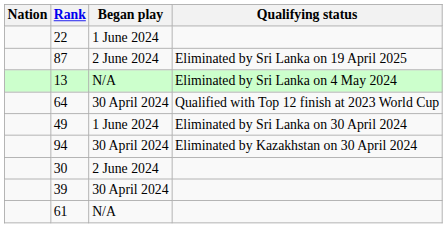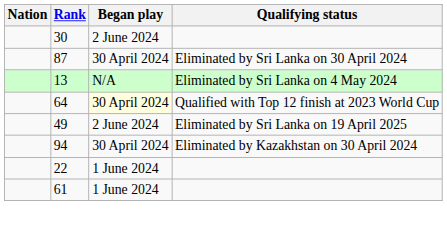rows swapped: (61, 37) <-> (61, 168)
(125, 59) 2 June 2024 -> (130, 59) 30 April 2024
(291, 59) Eliminated by Sri Lanka on 19 April 2025 -> (291, 59) Eliminated by Sri Lanka on 30 April 2024
(130, 102) no background -> (130, 102) lightyellow background
(125, 124) 1 June 2024 -> (125, 124) 2 June 2024
(291, 124) Eliminated by Sri Lanka on 30 April 2024 -> (291, 124) Eliminated by Sri Lanka on 19 April 2025
- row: (61, 189)
(104, 211) N/A -> (125, 189) 1 June 2024
